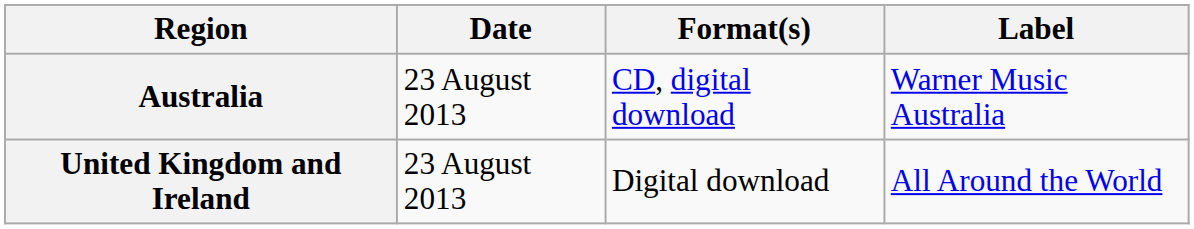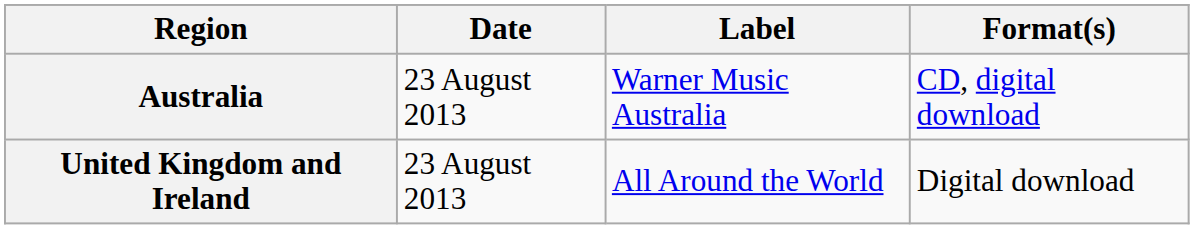columns swapped: (1036, 29) <-> (744, 29)
